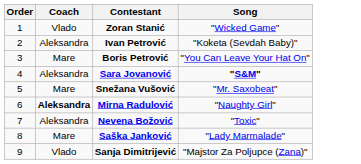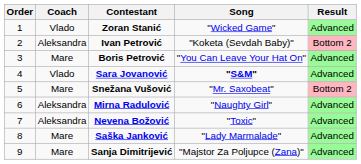+ column: (332, 12)
(64, 74) Aleksandra -> (62, 74) Vlado
(64, 105) bold -> (62, 105) normal
(64, 151) Vlado -> (62, 151) Mare
